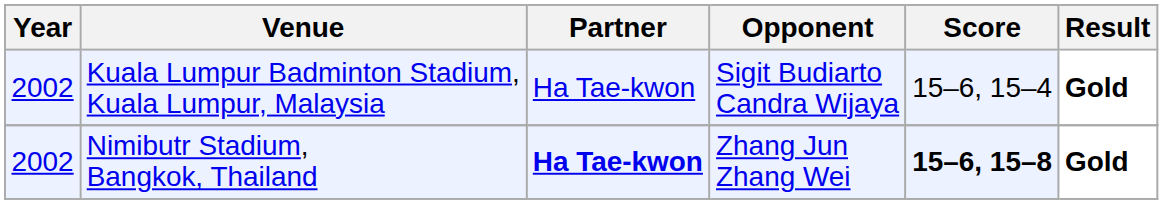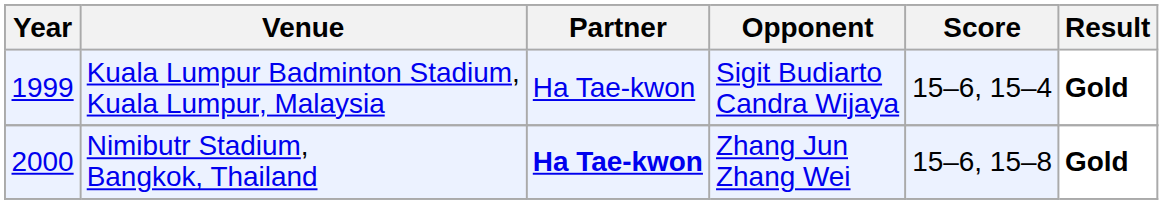(43, 87) 2002 -> (43, 87) 1999
(43, 162) 2002 -> (43, 162) 2000
(982, 162) bold -> (982, 162) normal
